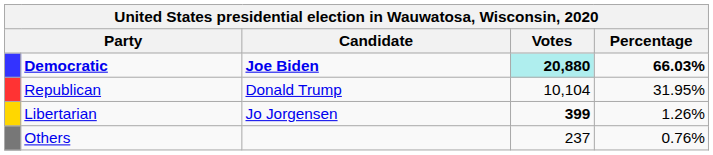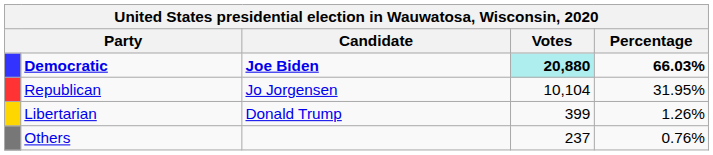(294, 90) Donald Trump -> (292, 90) Jo Jorgensen
(292, 114) Jo Jorgensen -> (294, 114) Donald Trump
(578, 114) bold -> (578, 114) normal
